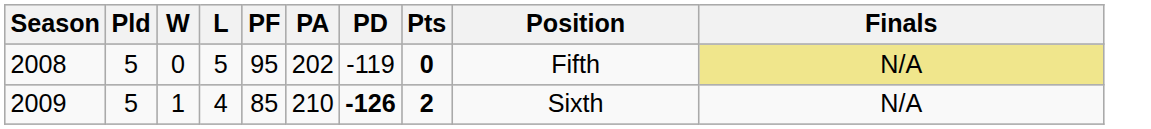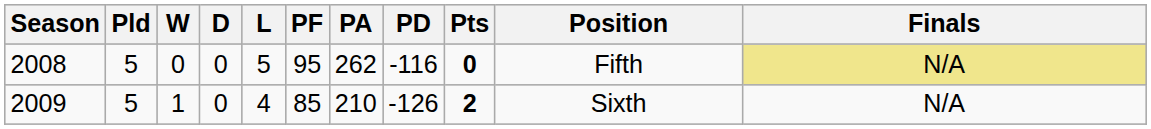+ column: (221, 24)
(313, 64) 202 -> (356, 64) 262
(370, 64) -119 -> (413, 64) -116
(370, 104) bold -> (413, 104) normal
